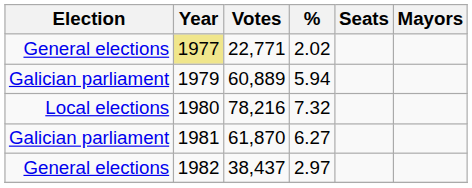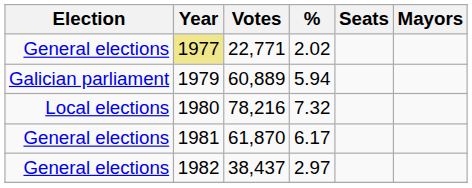(89, 138) Galician parliament -> (96, 138) General elections
(312, 138) 6.27 -> (312, 138) 6.17
